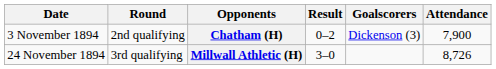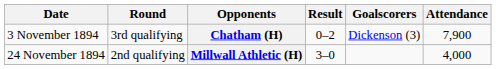(148, 34) 2nd qualifying -> (147, 34) 3rd qualifying
(147, 54) 3rd qualifying -> (148, 54) 2nd qualifying
(457, 54) 8,726 -> (457, 54) 4,000
